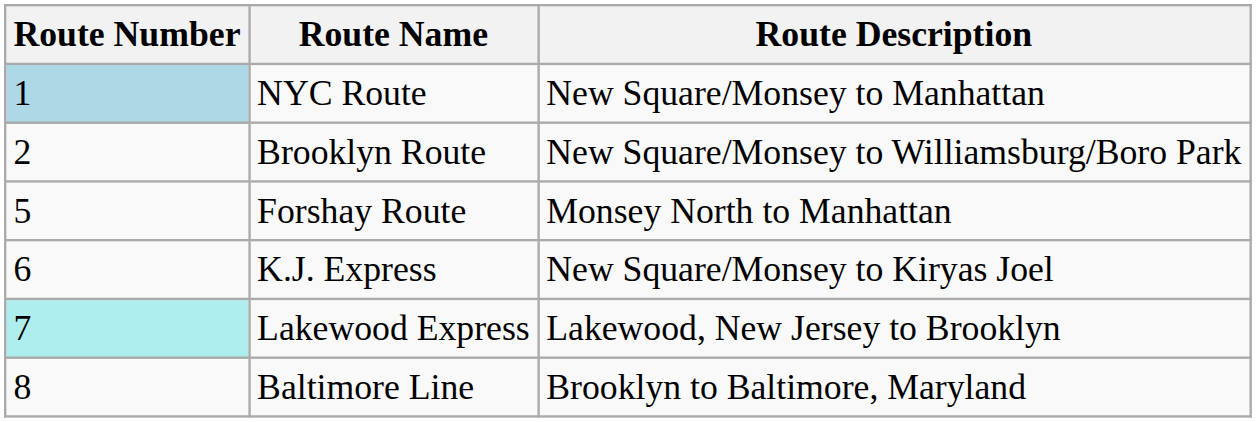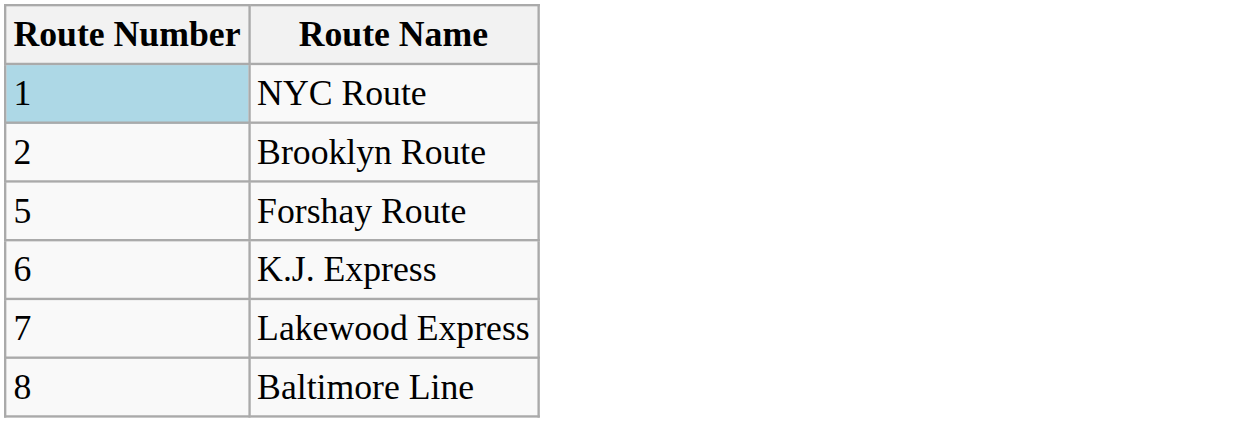- column: (894, 34)
(22, 328) paleturquoise background -> (22, 328) no background
